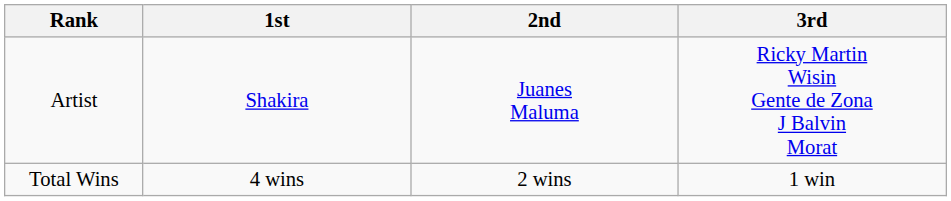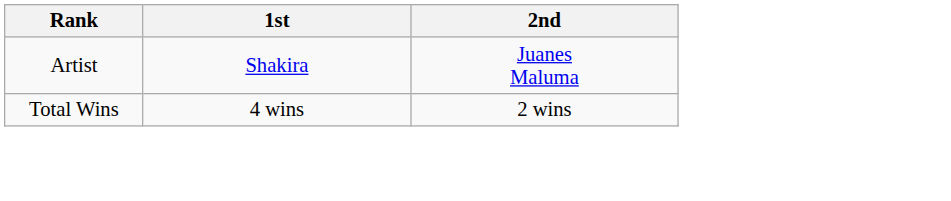- column: (812, 20)
